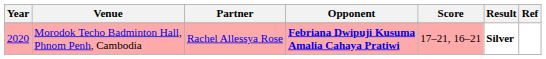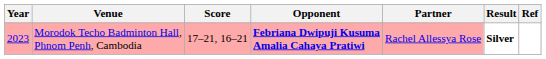columns swapped: (235, 14) <-> (451, 14)
(18, 38) 2020 -> (18, 38) 2023
